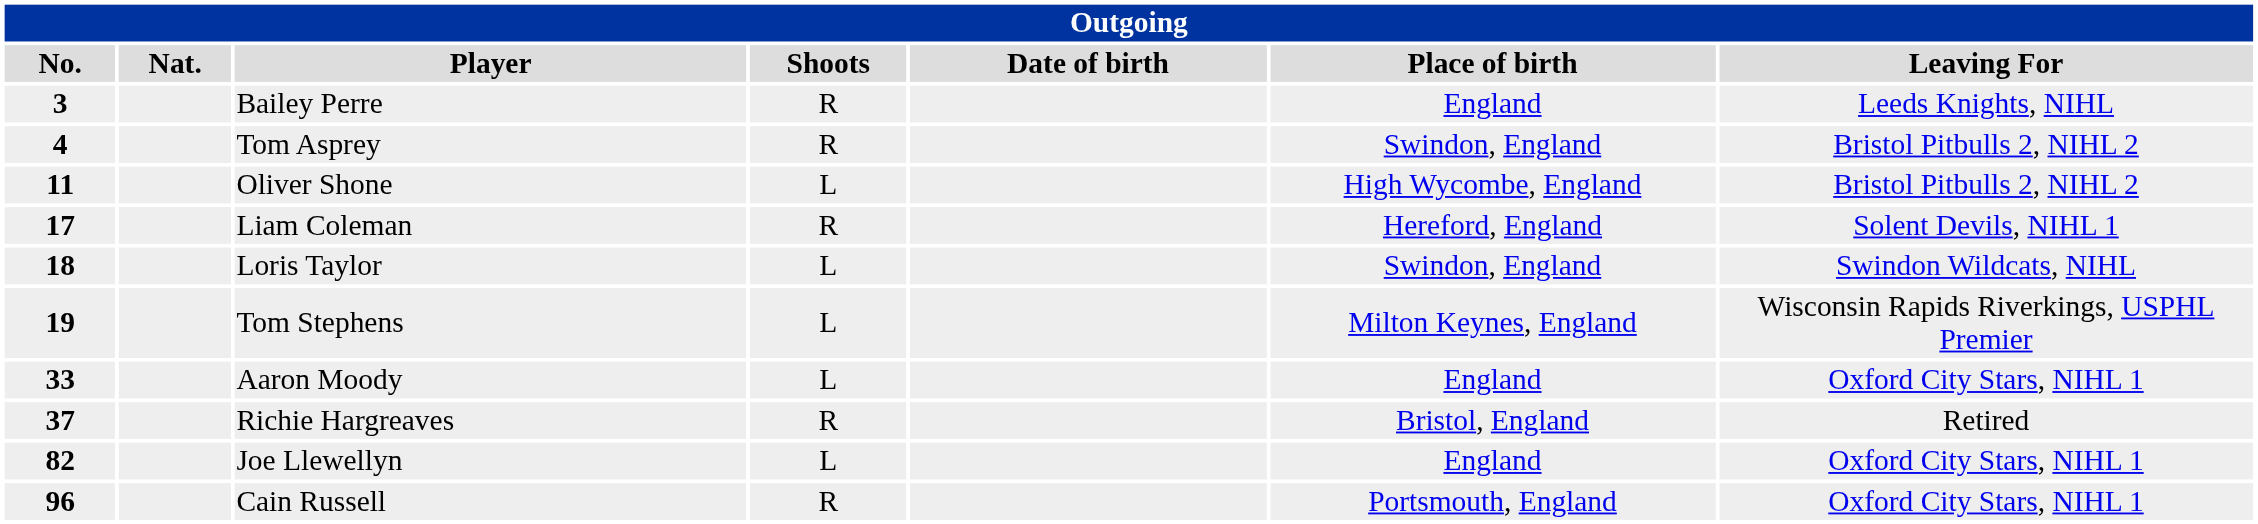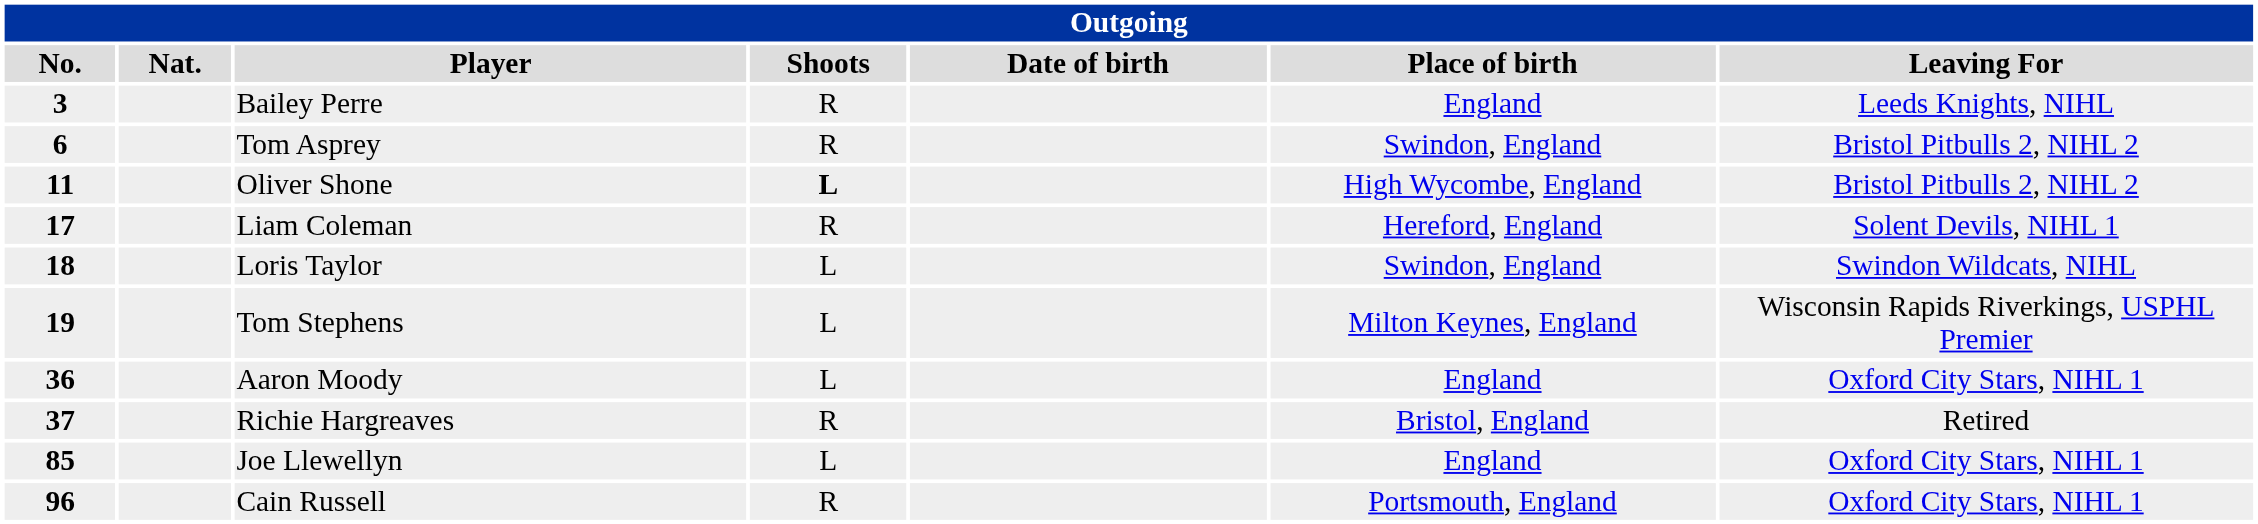(60, 144) 4 -> (60, 144) 6
(828, 184) normal -> (828, 184) bold
(60, 379) 33 -> (60, 379) 36
(60, 460) 82 -> (60, 460) 85
